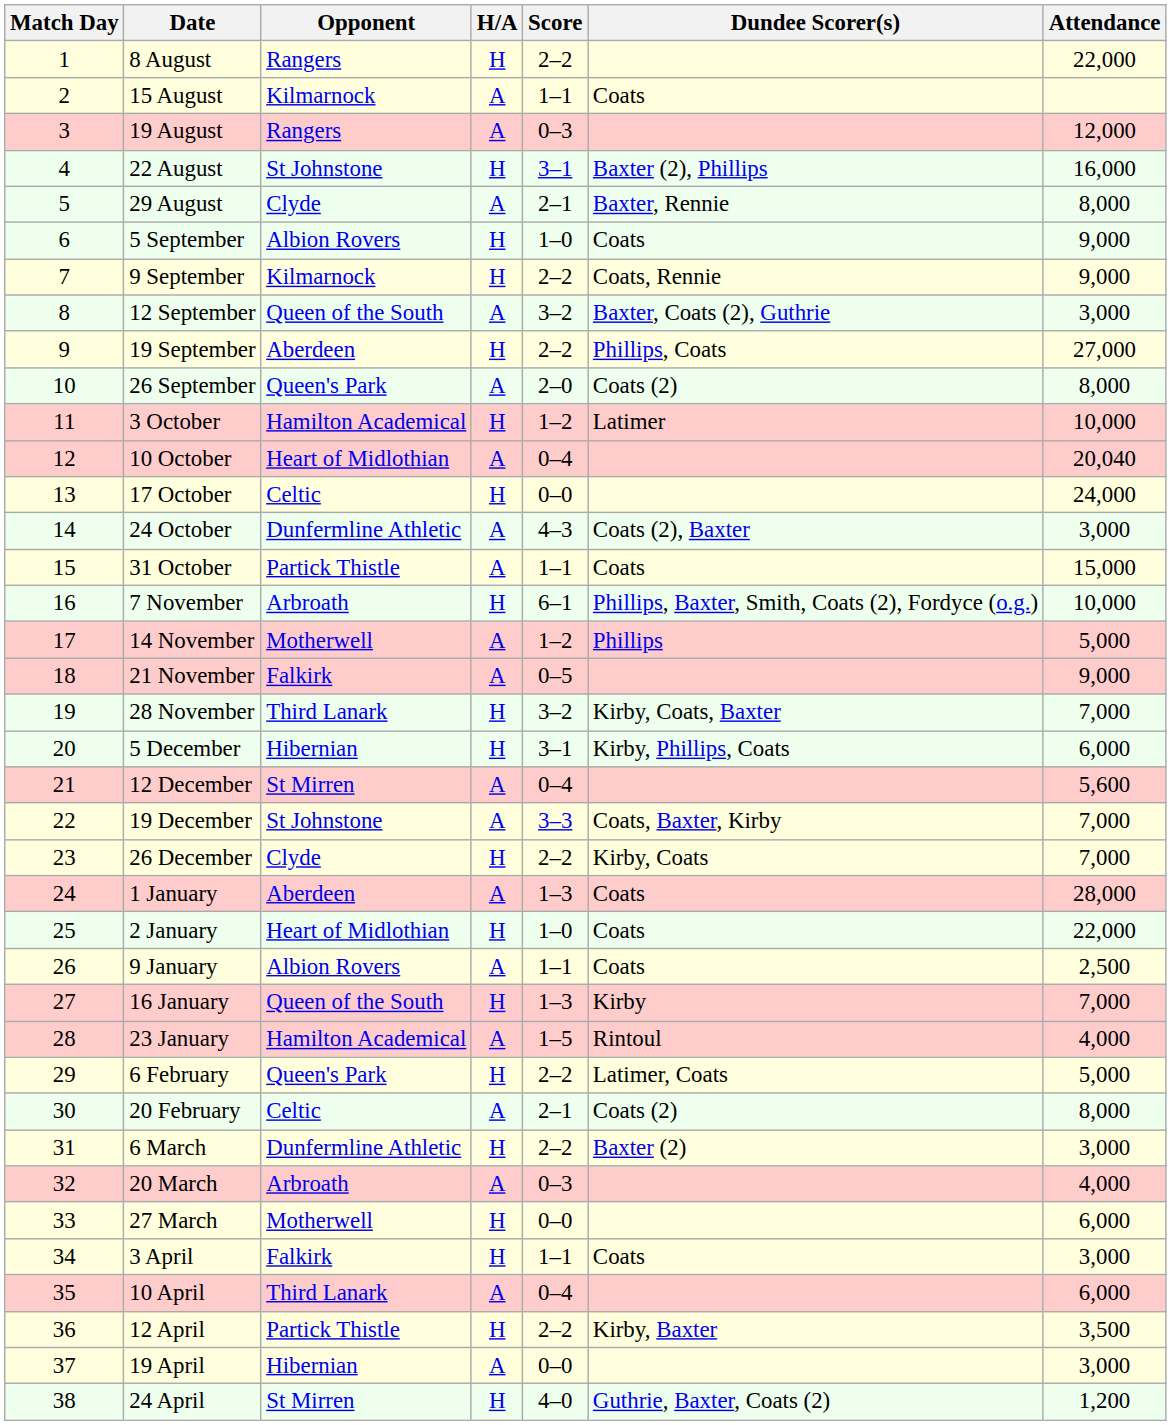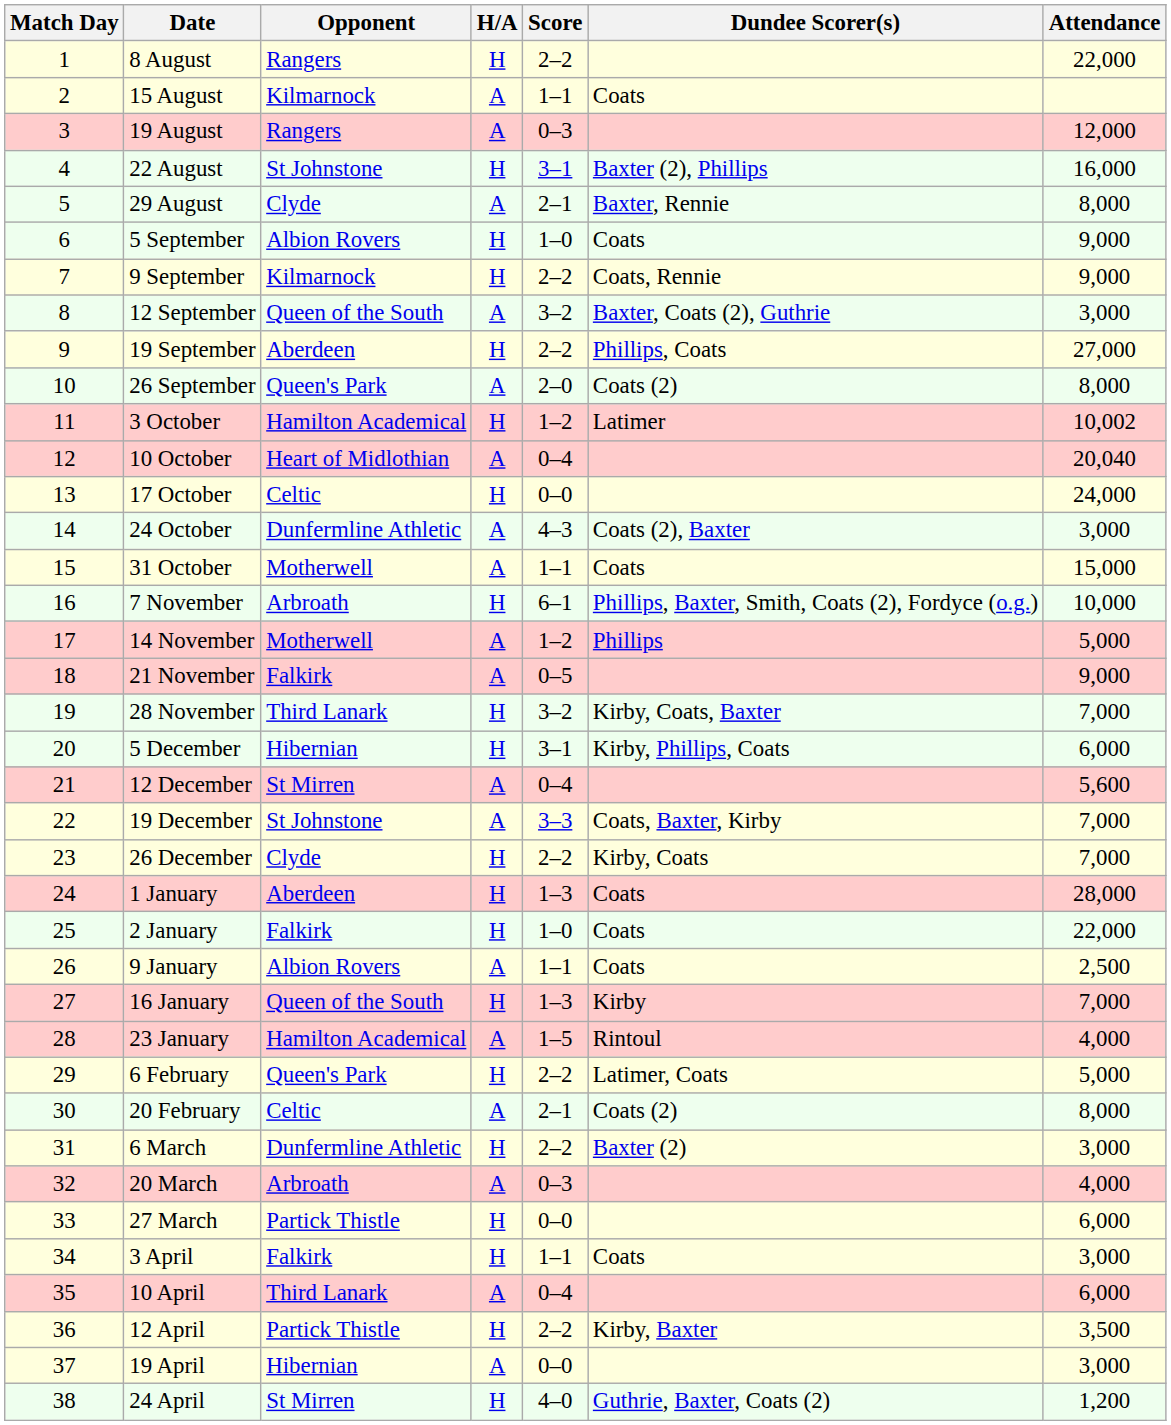(1105, 421) 10,000 -> (1105, 421) 10,002
(333, 566) Partick Thistle -> (320, 566) Motherwell
(497, 893) A -> (497, 893) H
(358, 929) Heart of Midlothian -> (299, 929) Falkirk
(320, 1220) Motherwell -> (333, 1220) Partick Thistle
